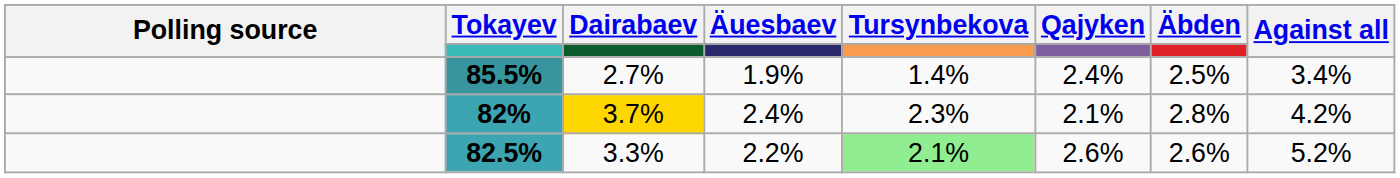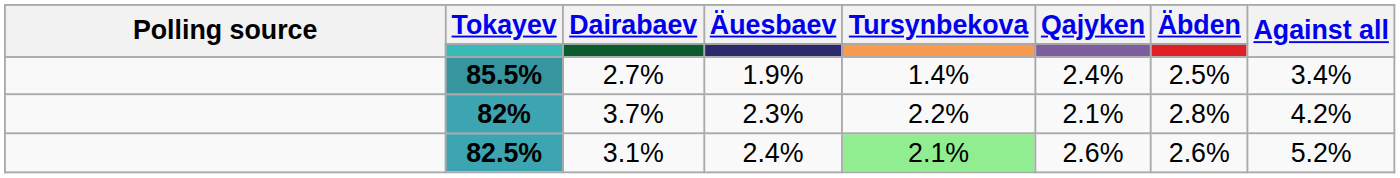(633, 114) gold background -> (633, 114) no background
(773, 114) 2.4% -> (773, 114) 2.3%
(939, 114) 2.3% -> (939, 114) 2.2%
(633, 153) 3.3% -> (633, 153) 3.1%
(773, 153) 2.2% -> (773, 153) 2.4%
